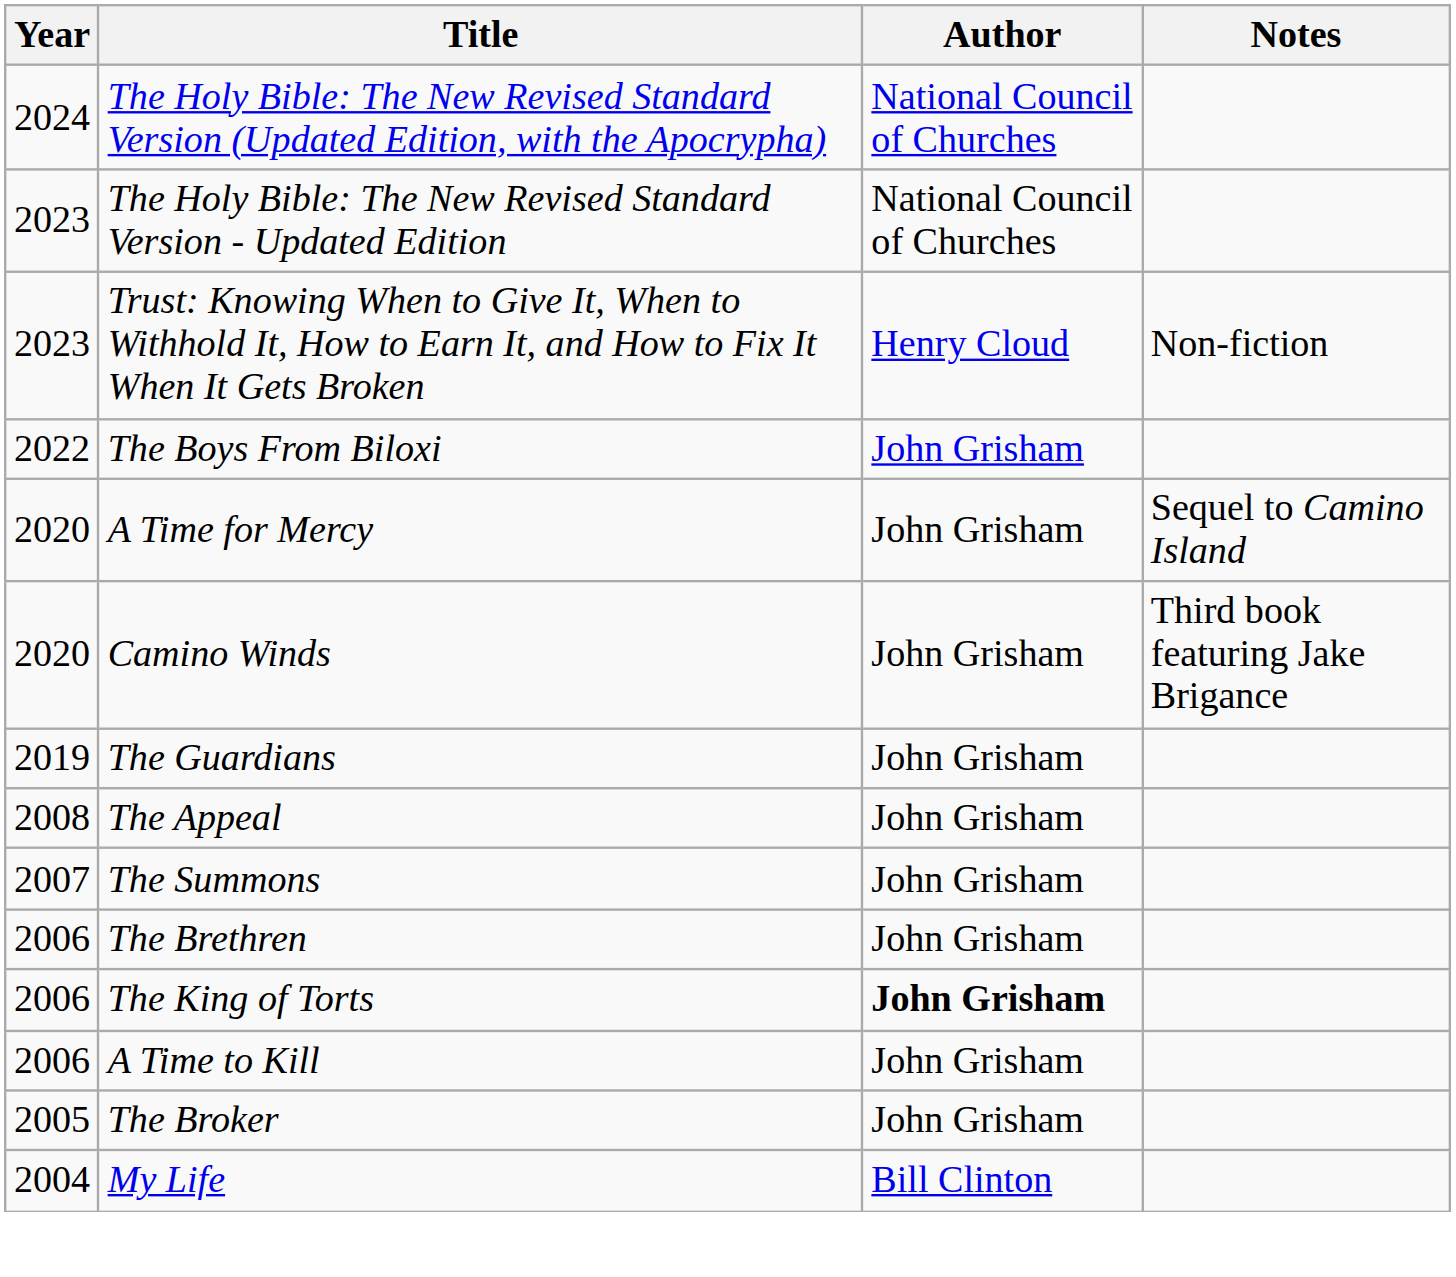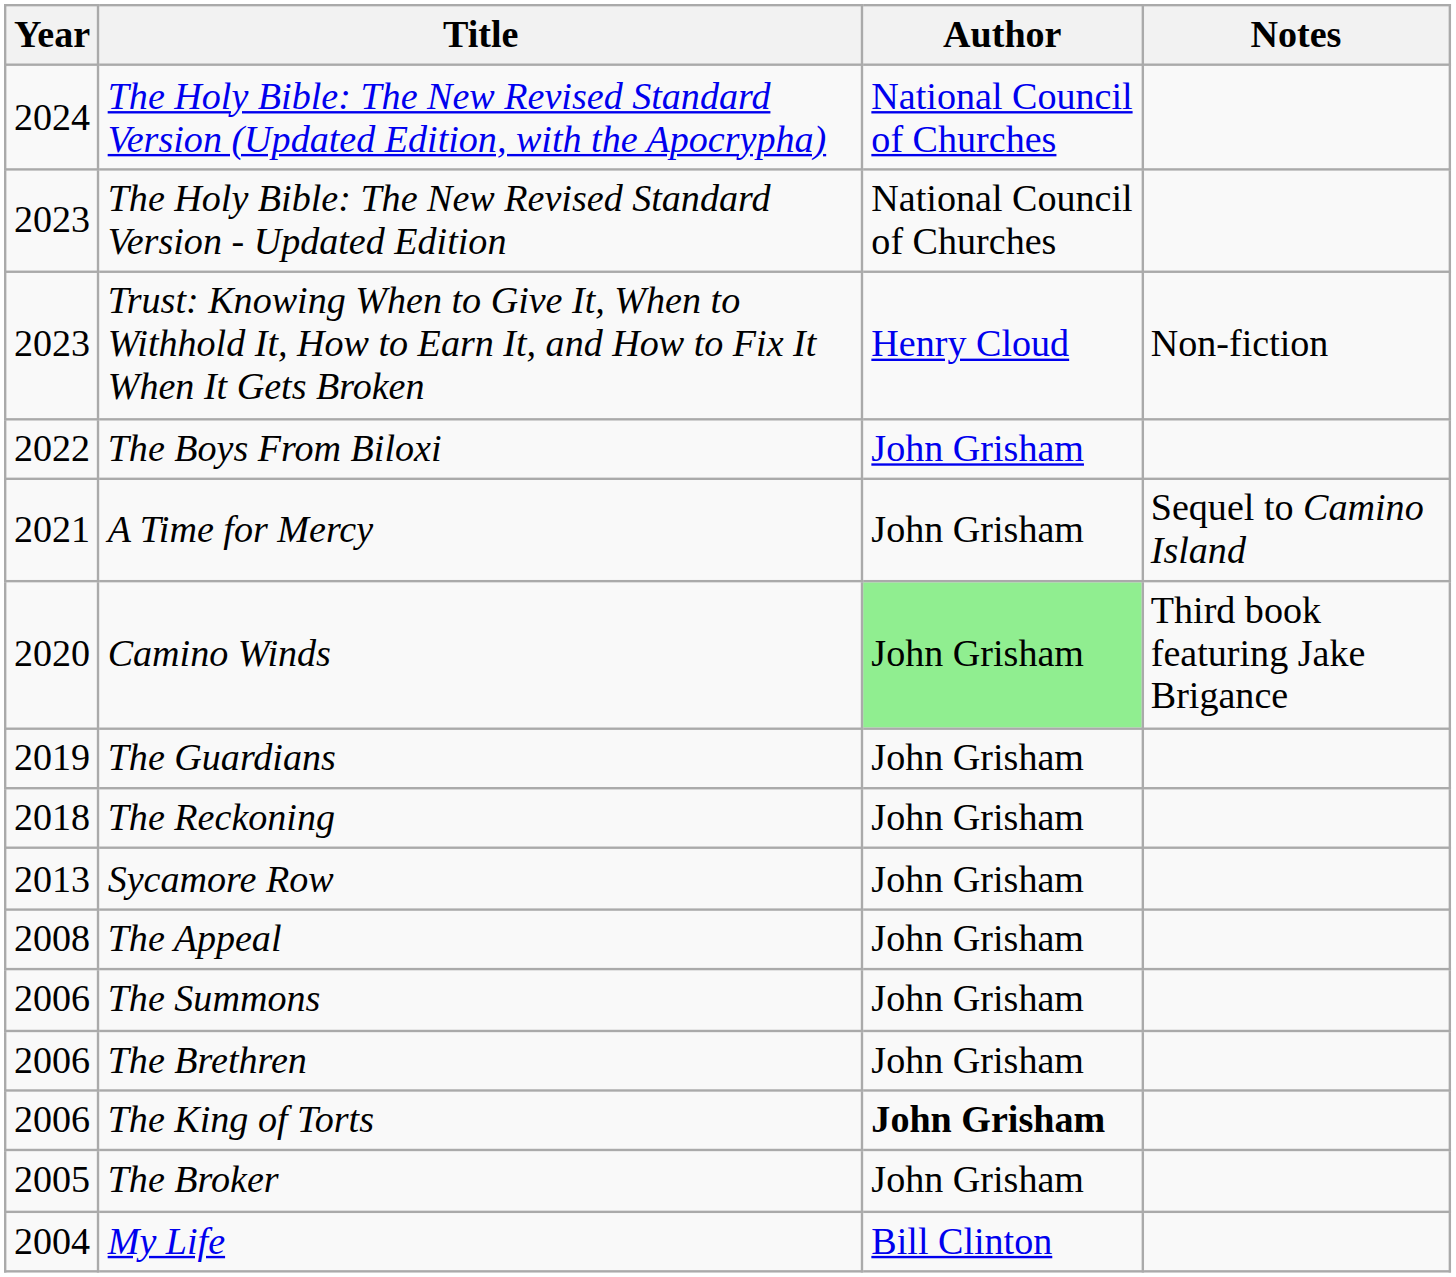(52, 529) 2020 -> (52, 529) 2021
(978, 654) no background -> (978, 654) lightgreen background
+ row: (221, 817)
+ row: (221, 878)
(52, 878) 2007 -> (52, 998) 2006
- row: (214, 1059)
